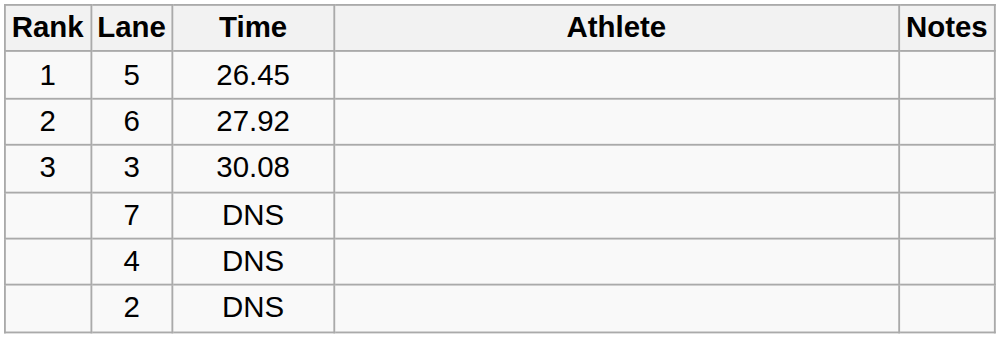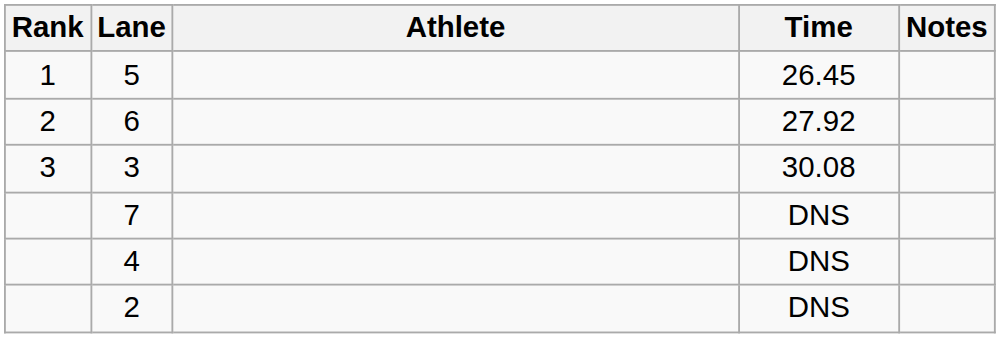columns swapped: (616, 27) <-> (253, 27)
